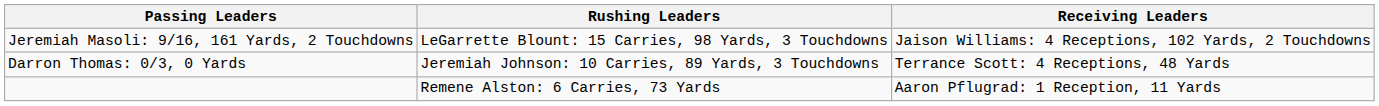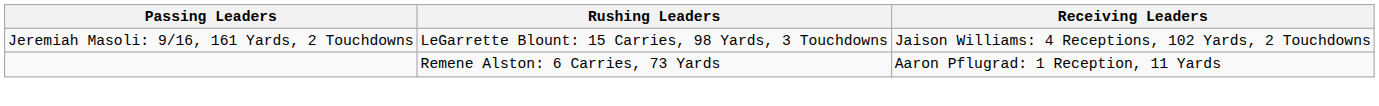- row: (127, 64)
